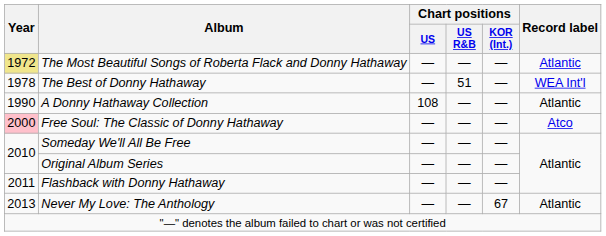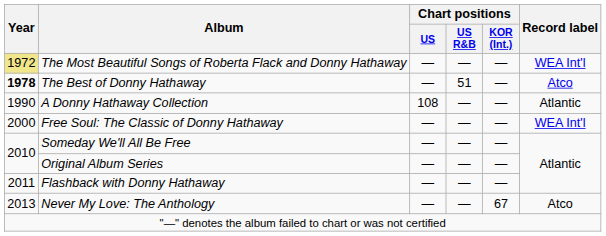(560, 63) Atlantic -> (560, 63) WEA Int'l
(21, 83) normal -> (21, 83) bold
(560, 83) WEA Int'l -> (560, 83) Atco
(21, 123) pink background -> (21, 123) no background
(560, 123) Atco -> (560, 123) WEA Int'l
(560, 203) Atlantic -> (560, 203) Atco
